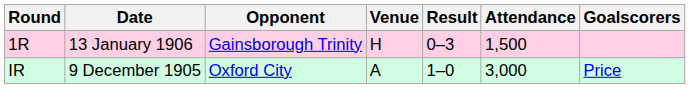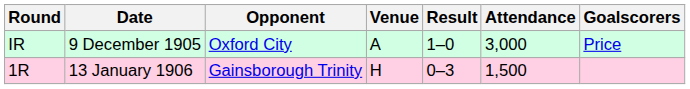rows swapped: (17, 70) <-> (19, 44)
